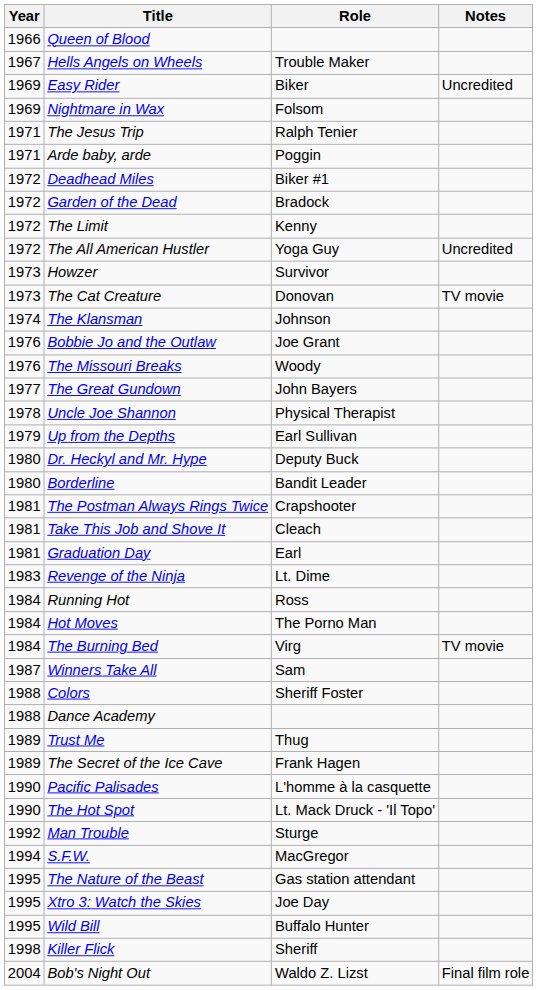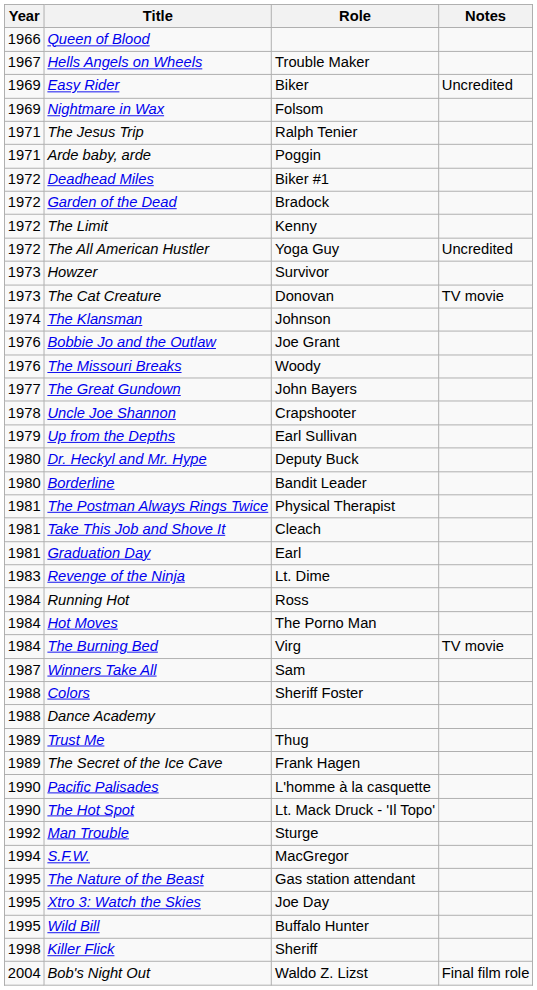(335, 413) Physical Therapist -> (316, 413) Crapshooter
(316, 506) Crapshooter -> (335, 506) Physical Therapist
